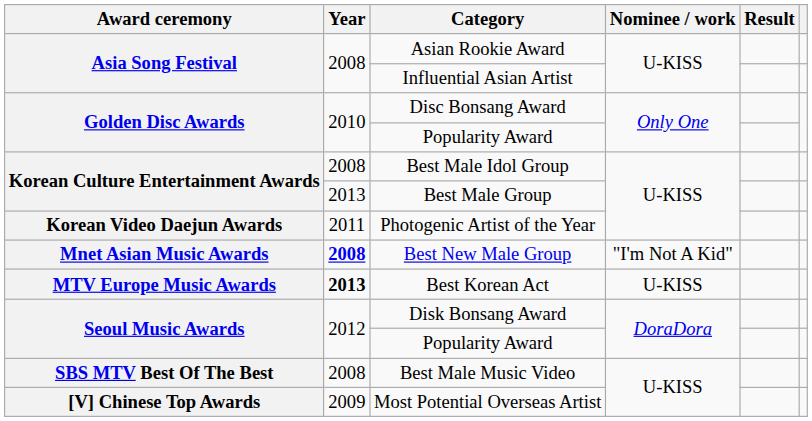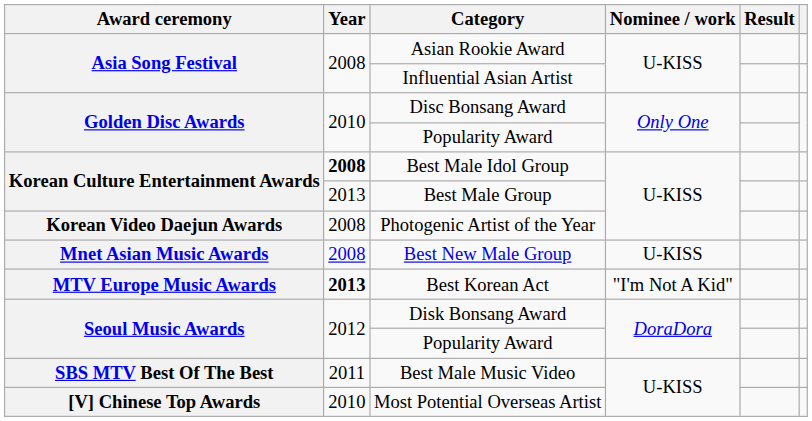(347, 166) normal -> (347, 166) bold
(347, 225) 2011 -> (347, 225) 2008
(347, 254) bold -> (347, 254) normal
(673, 254) "I'm Not A Kid" -> (673, 254) U-KISS
(673, 284) U-KISS -> (673, 284) "I'm Not A Kid"
(347, 372) 2008 -> (347, 372) 2011
(347, 401) 2009 -> (347, 401) 2010
